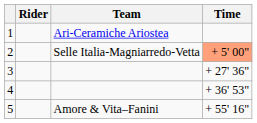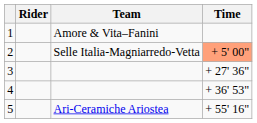(111, 33) Ari-Ceramiche Ariostea -> (106, 33) Amore & Vita–Fanini
(106, 109) Amore & Vita–Fanini -> (111, 109) Ari-Ceramiche Ariostea
